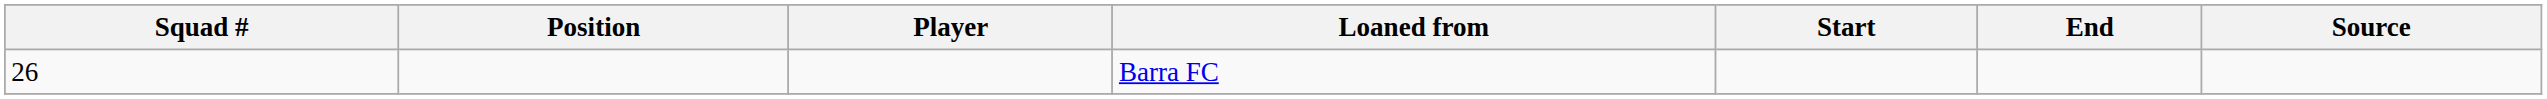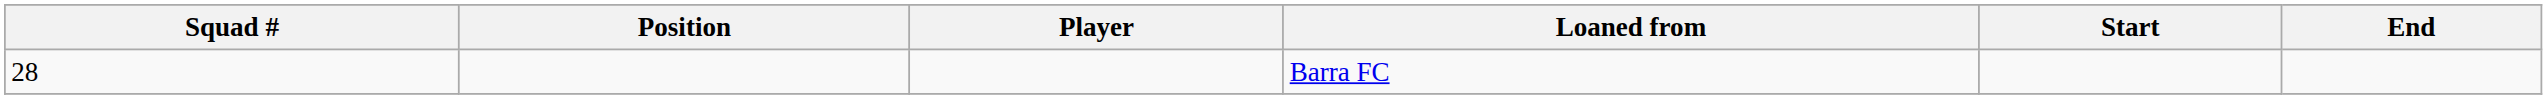- column: (2371, 26)
(25, 71) 26 -> (25, 71) 28
